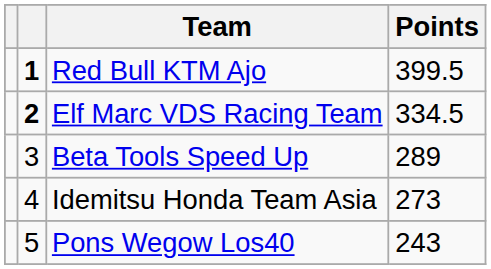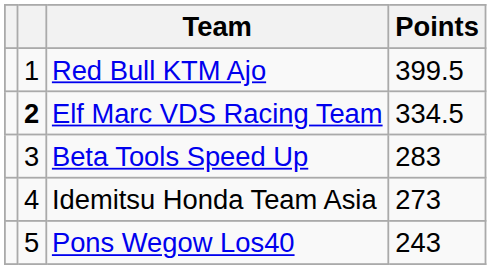(32, 70) bold -> (32, 70) normal
(418, 157) 289 -> (418, 157) 283
